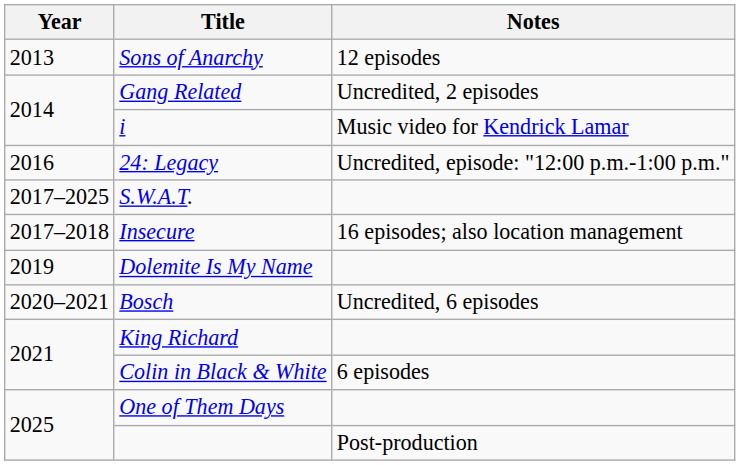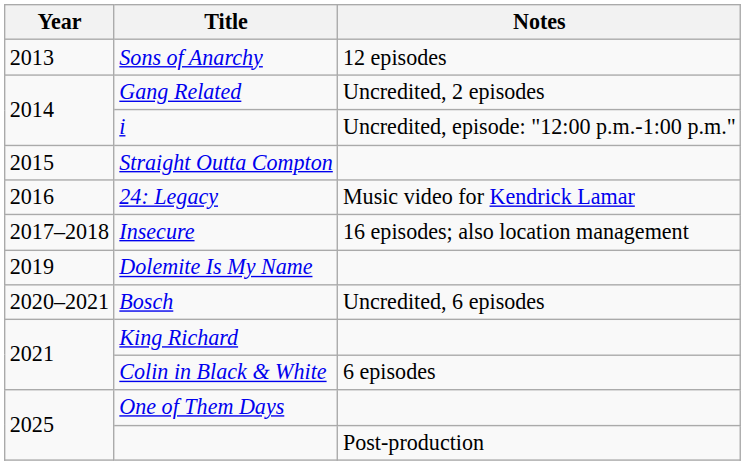(483, 127) Music video for Kendrick Lamar -> (539, 127) Uncredited, episode: "12:00 p.m.-1:00 p.m."
+ row: (226, 162)
(533, 162) Uncredited, episode: "12:00 p.m.-1:00 p.m." -> (489, 197) Music video for Kendrick Lamar
- row: (156, 197)
